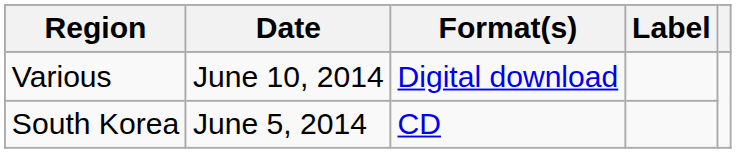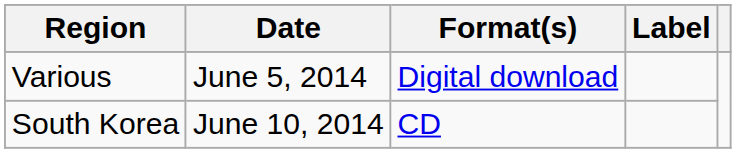(288, 76) June 10, 2014 -> (280, 76) June 5, 2014
(280, 123) June 5, 2014 -> (288, 123) June 10, 2014
